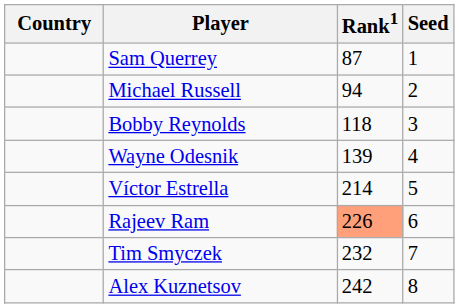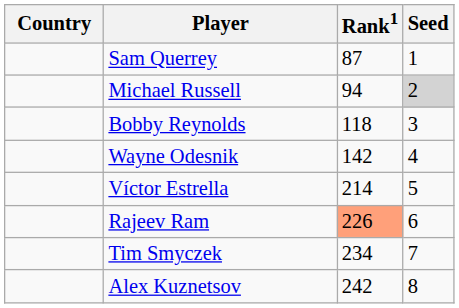(413, 91) no background -> (413, 91) lightgrey background
(357, 156) 139 -> (357, 156) 142
(357, 253) 232 -> (357, 253) 234
